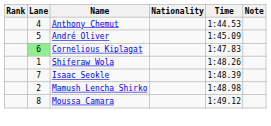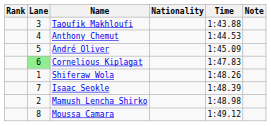+ row: (93, 24)
